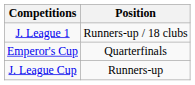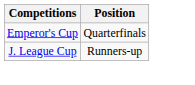- row: (43, 32)
